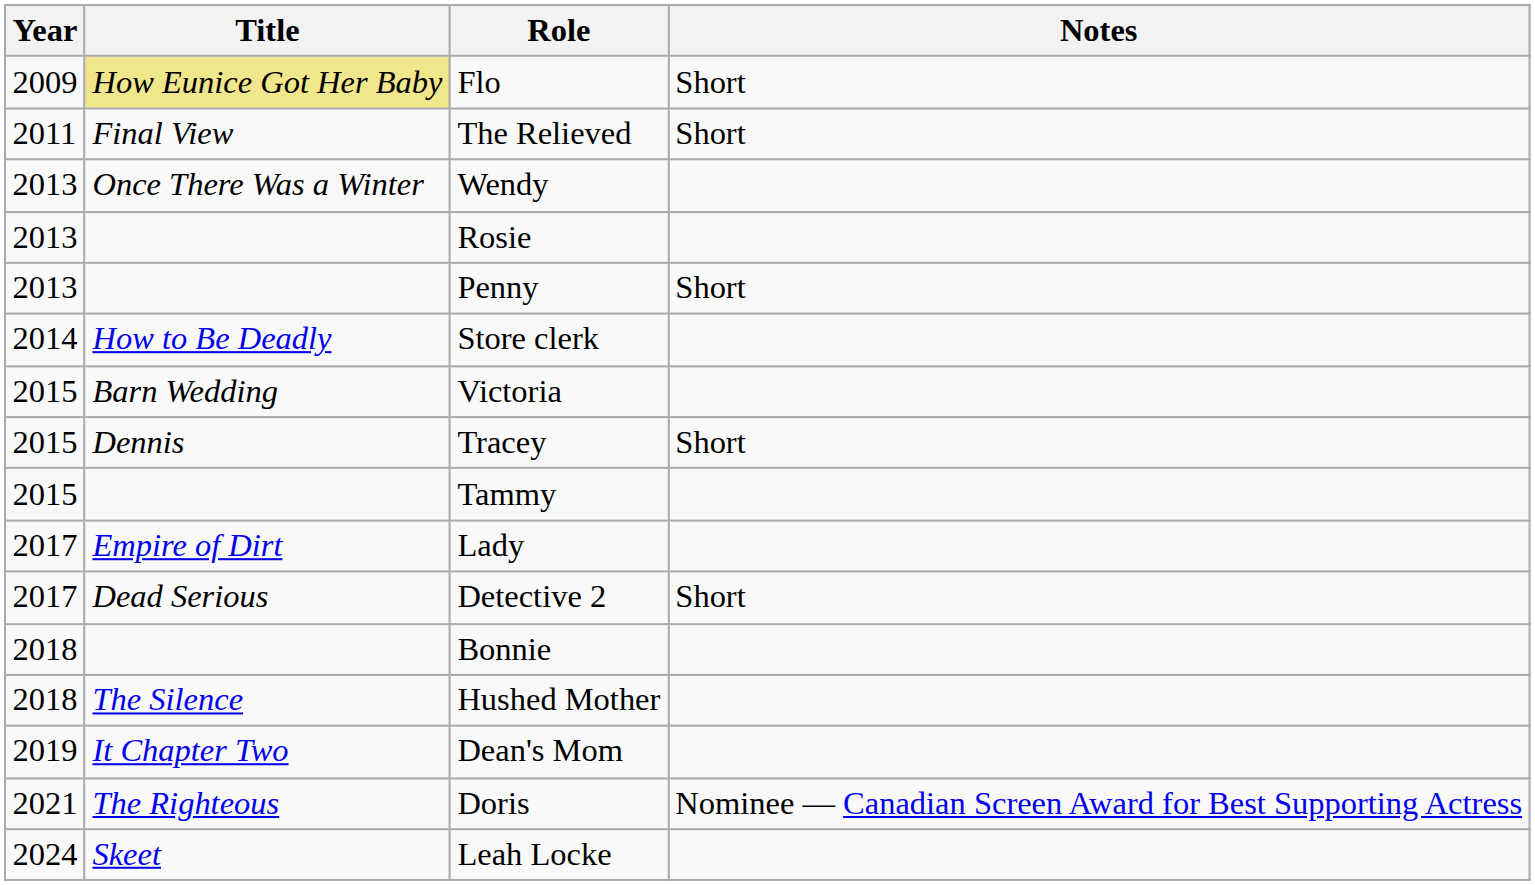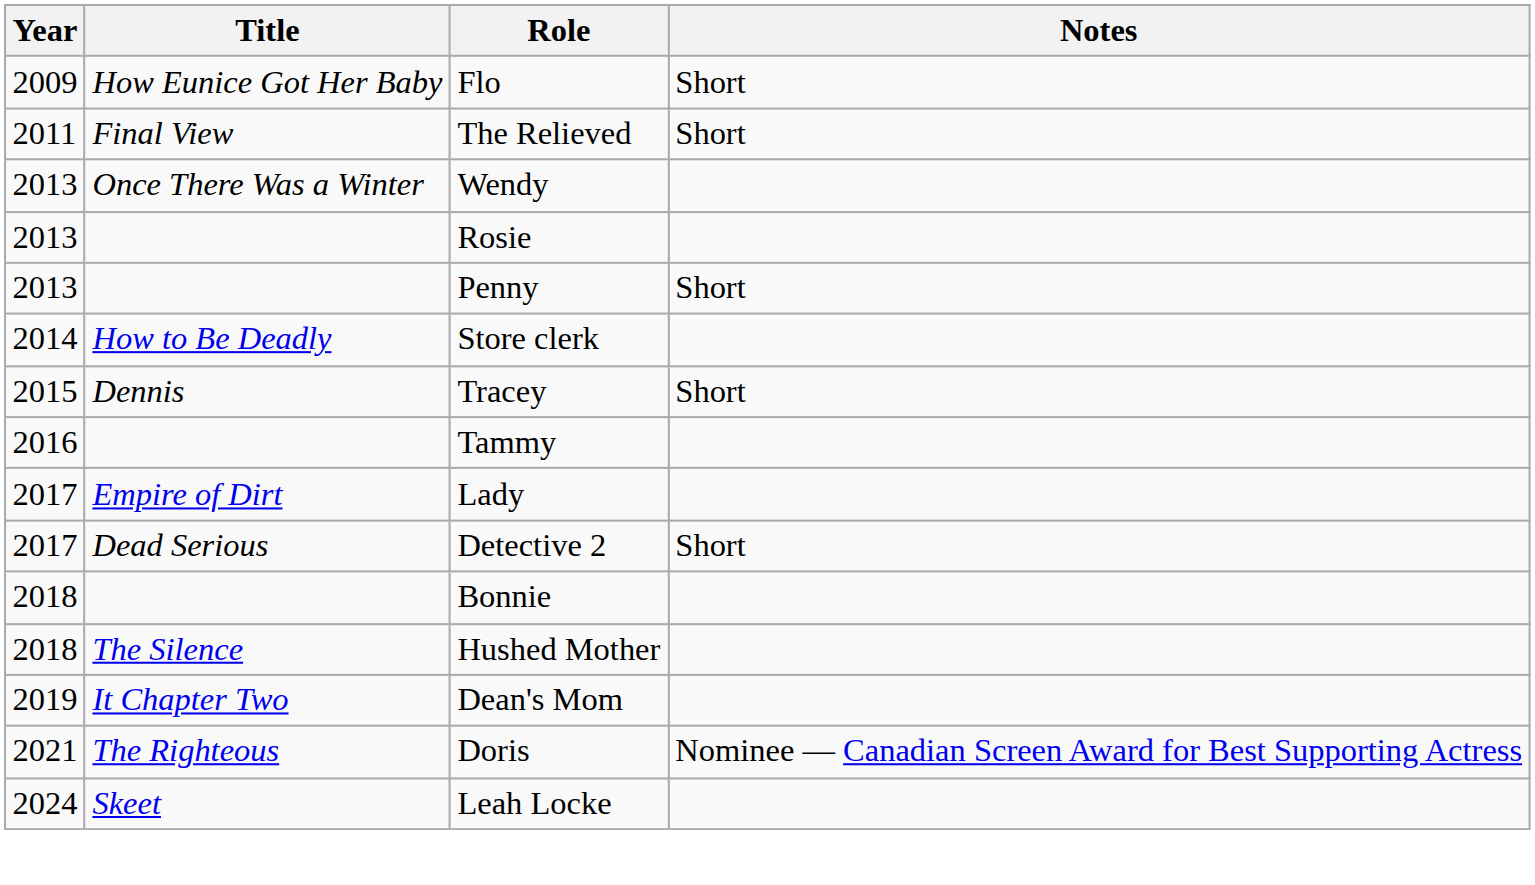(267, 81) khaki background -> (267, 81) no background
- row: (510, 390)
(45, 493) 2015 -> (45, 442) 2016
